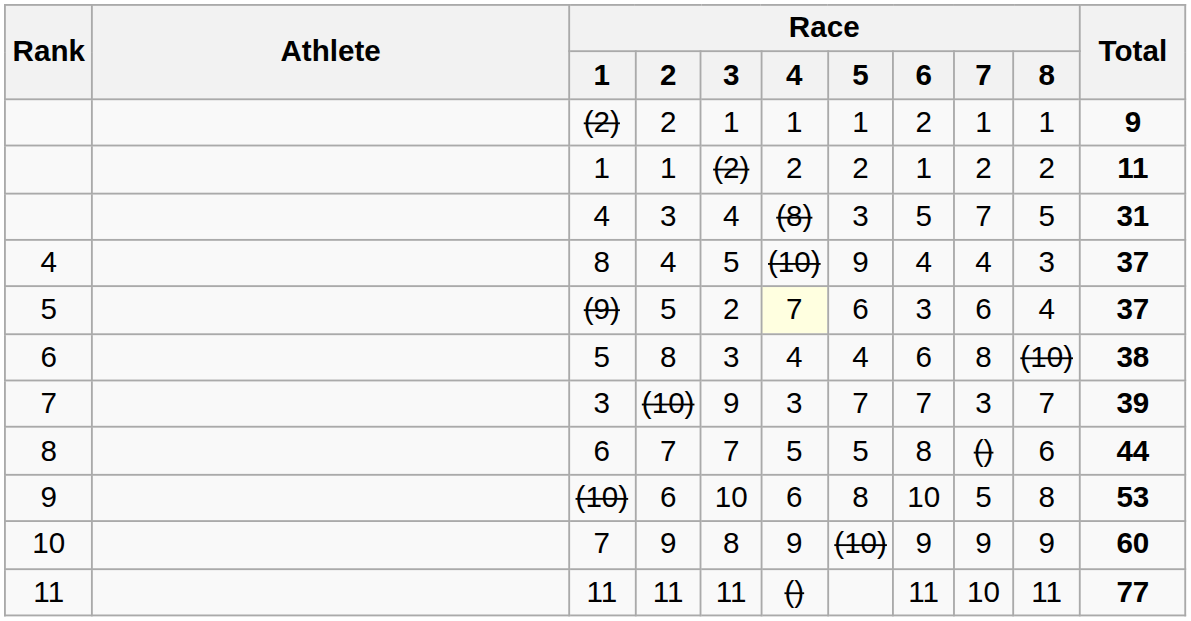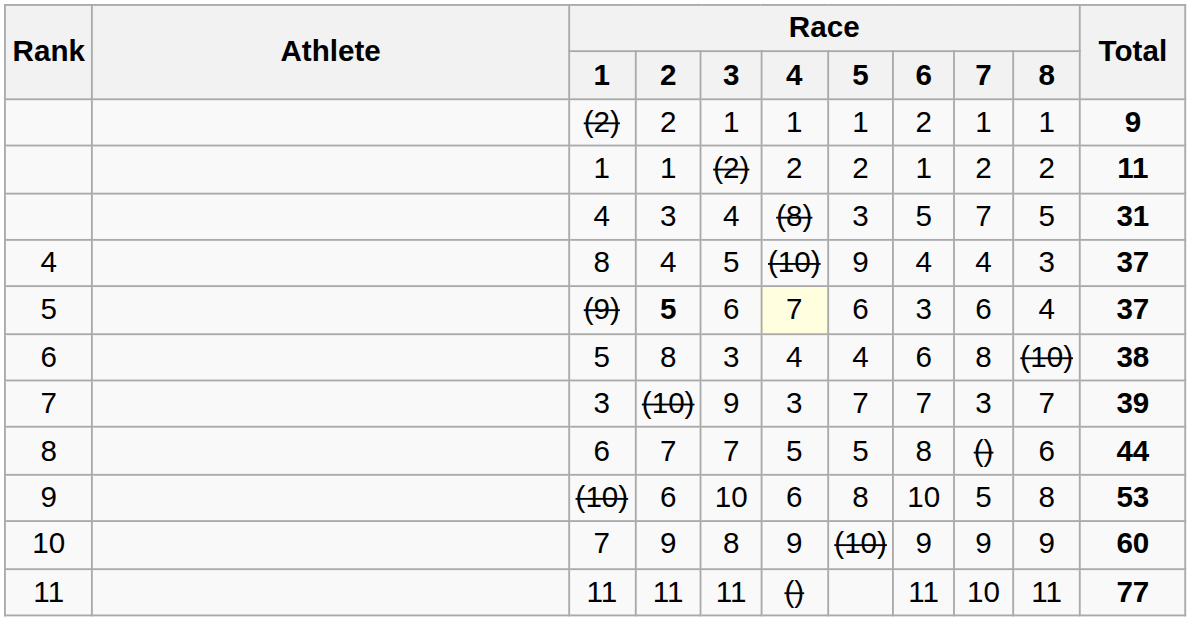(668, 309) normal -> (668, 309) bold
(731, 309) 2 -> (731, 309) 6
